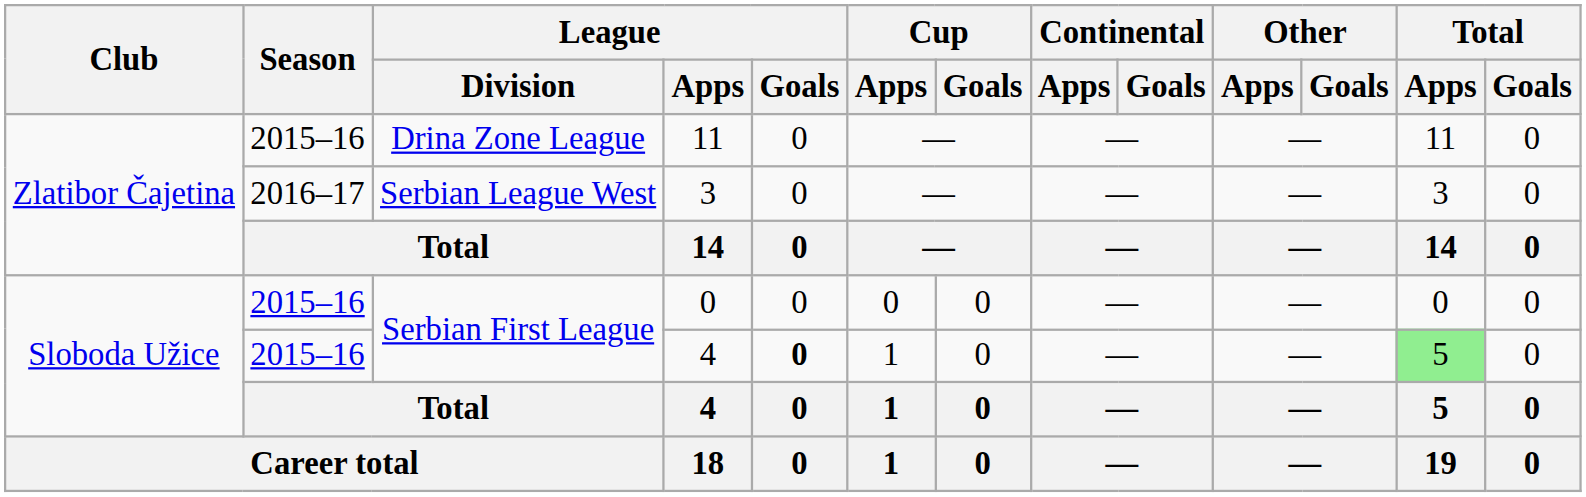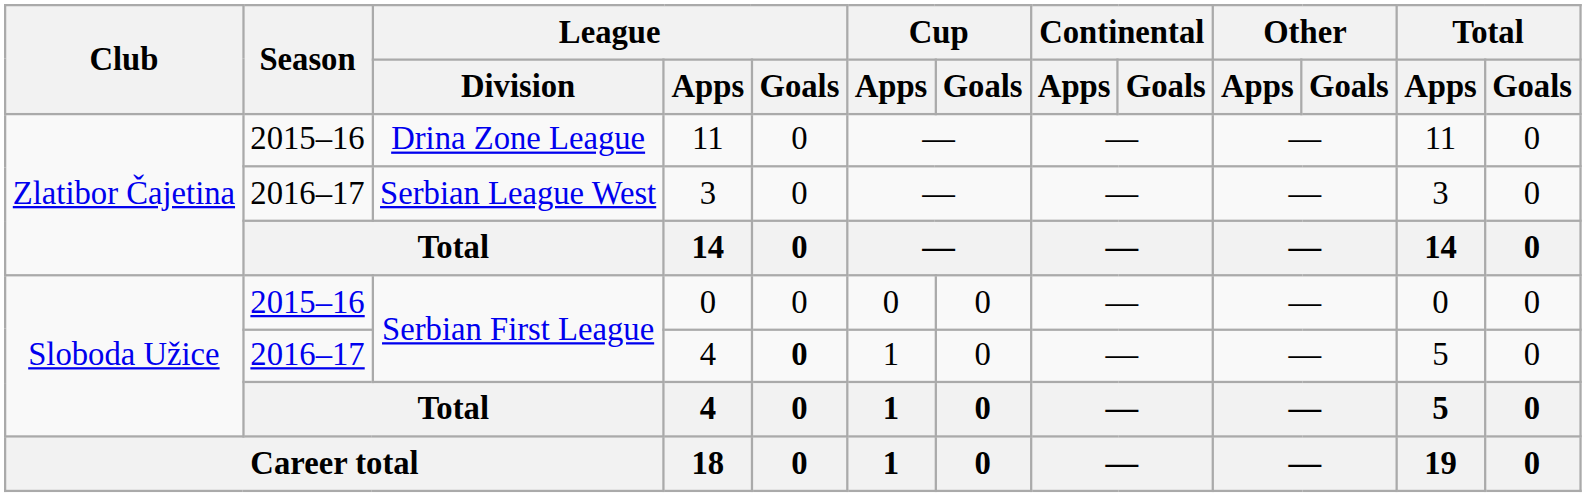(308, 355) 2015–16 -> (308, 355) 2016–17
(1440, 355) lightgreen background -> (1440, 355) no background
